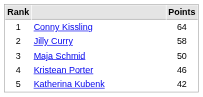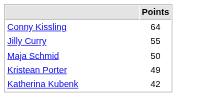- column: (18, 12)
(182, 41) 58 -> (155, 41) 55
(182, 70) 46 -> (155, 70) 49
